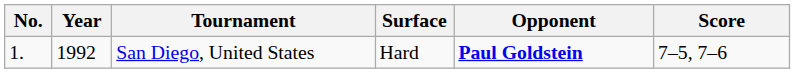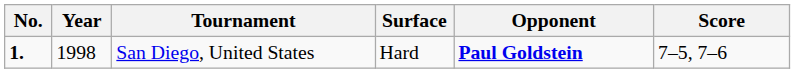(17, 51) normal -> (17, 51) bold
(76, 51) 1992 -> (76, 51) 1998
